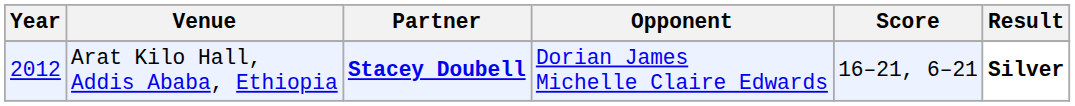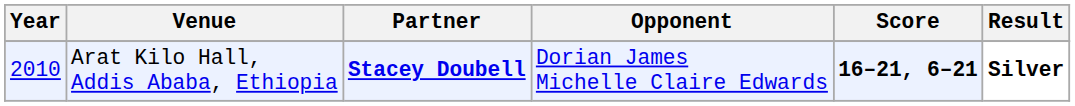(35, 71) 2012 -> (35, 71) 2010
(908, 71) normal -> (908, 71) bold
